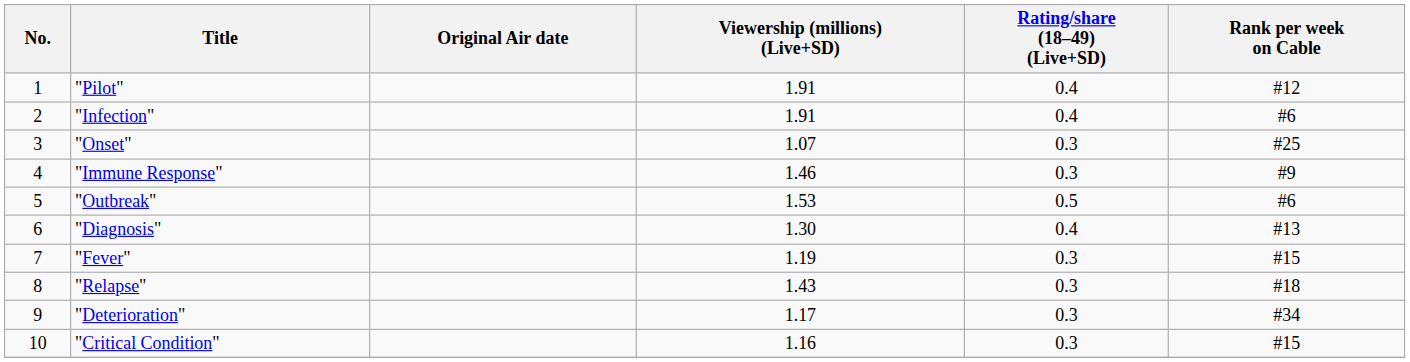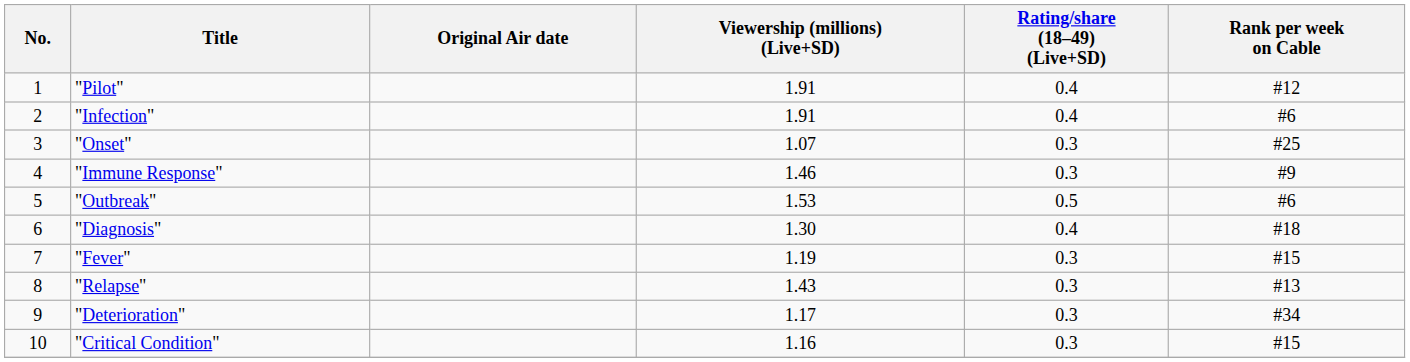(1287, 229) #13 -> (1287, 229) #18
(1287, 286) #18 -> (1287, 286) #13
